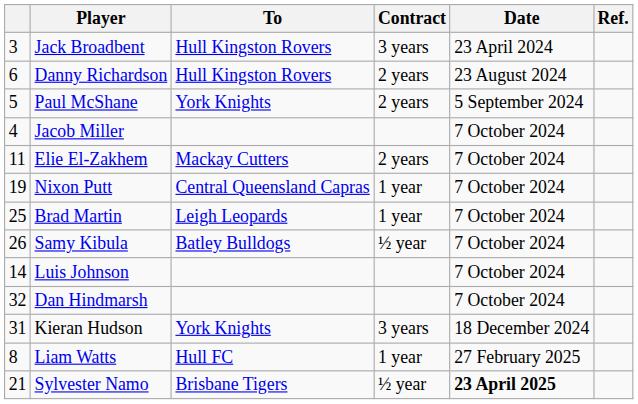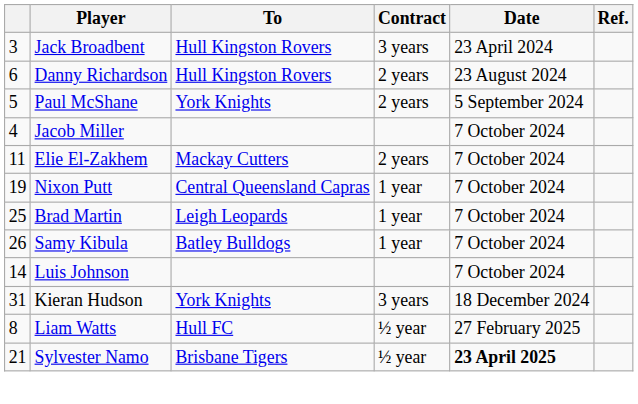(402, 243) ½ year -> (400, 243) 1 year
- row: (91, 300)
(400, 356) 1 year -> (402, 328) ½ year
